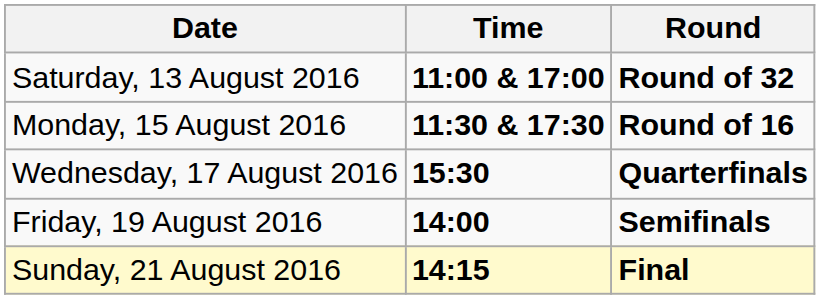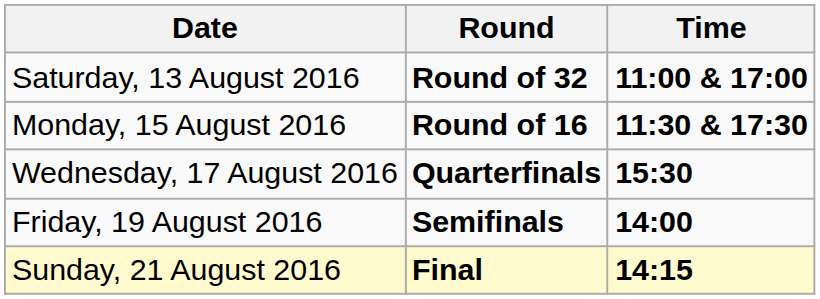columns swapped: (508, 28) <-> (713, 28)
